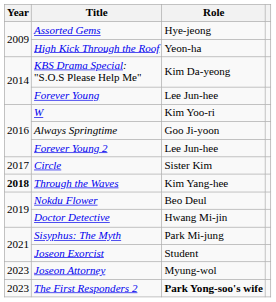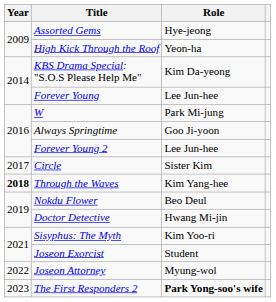(190, 113) Kim Yoo-ri -> (194, 113) Park Mi-jung
(194, 235) Park Mi-jung -> (190, 235) Kim Yoo-ri
(18, 270) 2023 -> (18, 270) 2022
